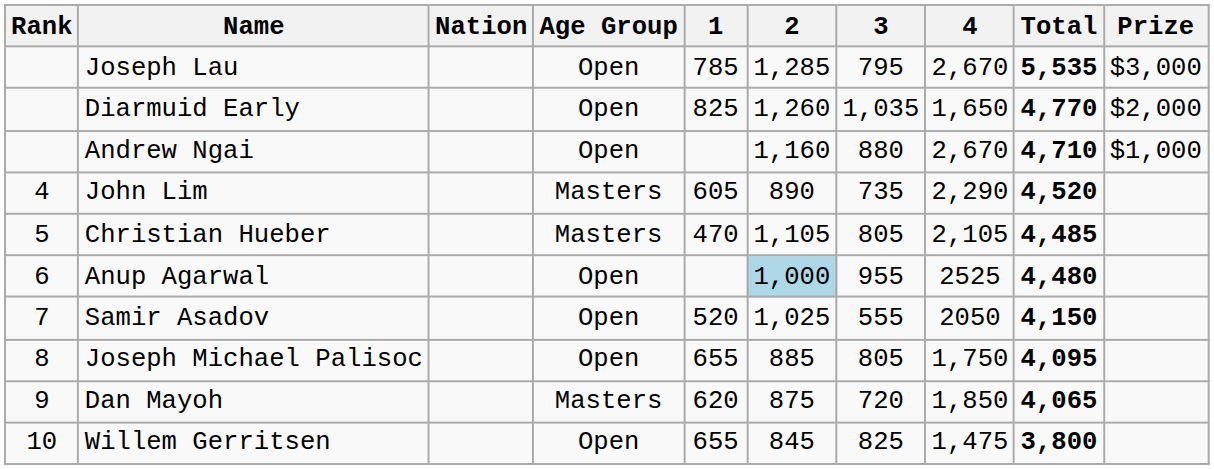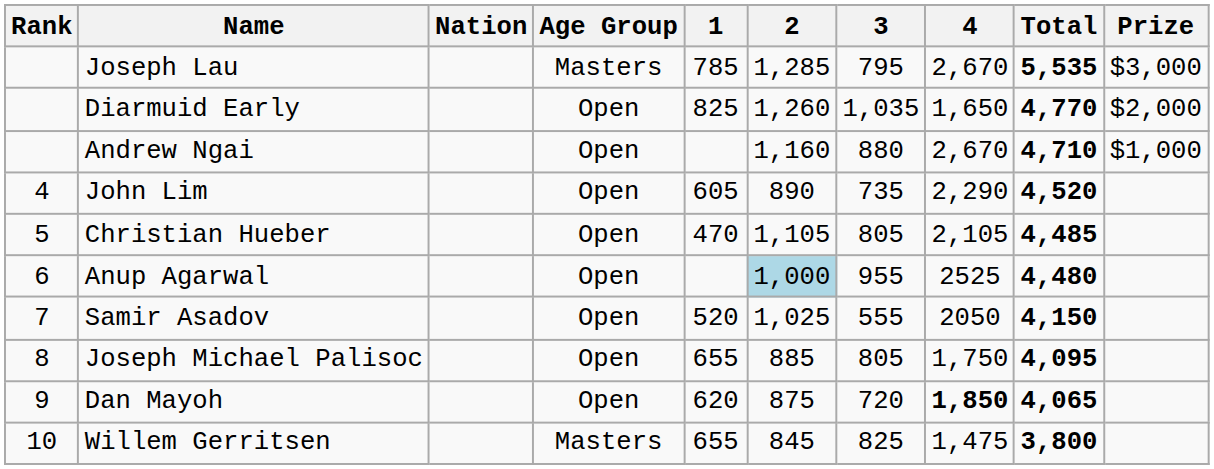(609, 68) Open -> (609, 68) Masters
(609, 193) Masters -> (609, 193) Open
(609, 235) Masters -> (609, 235) Open
(609, 402) Masters -> (609, 402) Open
(970, 402) normal -> (970, 402) bold
(609, 443) Open -> (609, 443) Masters
